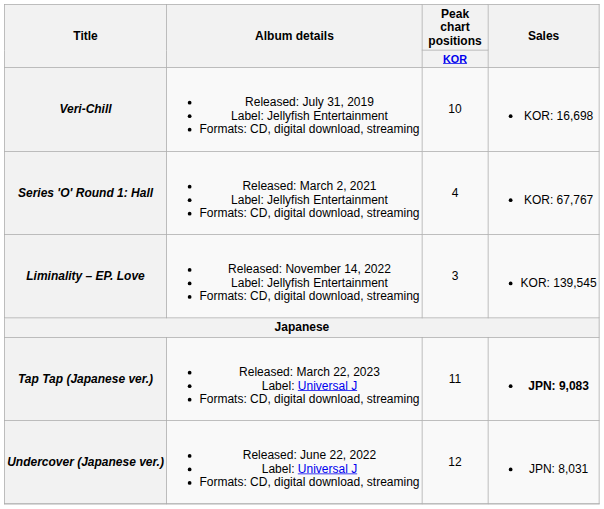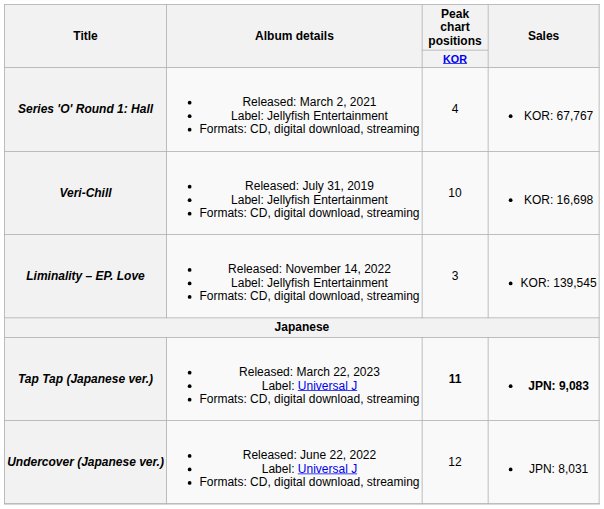rows swapped: (86, 109) <-> (86, 192)
(455, 378) normal -> (455, 378) bold
